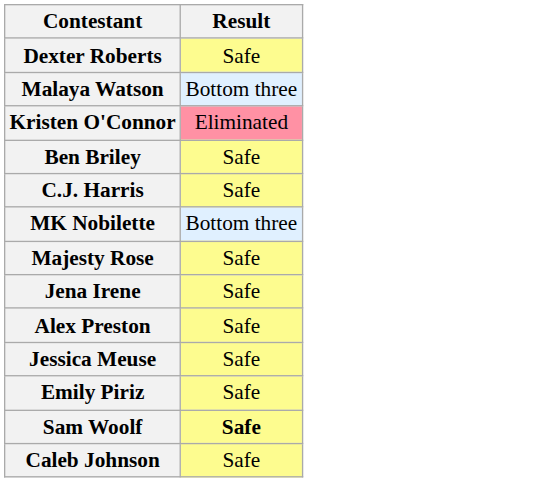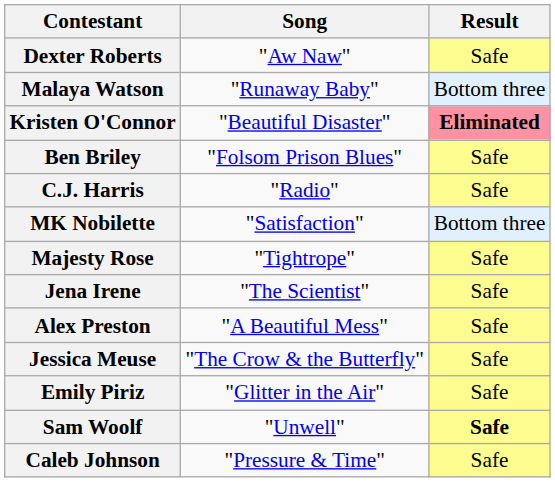+ column: (305, 21)
(241, 122) normal -> (490, 122) bold
